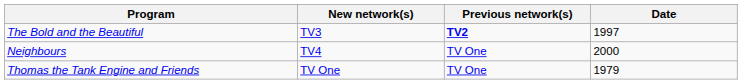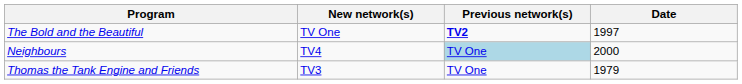(311, 32) TV3 -> (320, 32) TV One
(467, 51) no background -> (467, 51) lightblue background
(320, 70) TV One -> (311, 70) TV3
